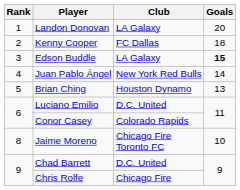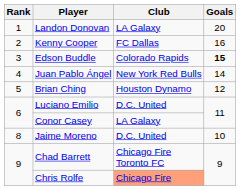(220, 43) 18 -> (220, 43) 16
(138, 58) LA Galaxy -> (152, 58) Colorado Rapids
(220, 89) 13 -> (220, 89) 12
(152, 120) Colorado Rapids -> (138, 120) LA Galaxy
(144, 141) Chicago Fire Toronto FC -> (141, 136) D.C. United
(141, 162) D.C. United -> (144, 157) Chicago Fire Toronto FC
(144, 178) no background -> (144, 178) lightsalmon background
